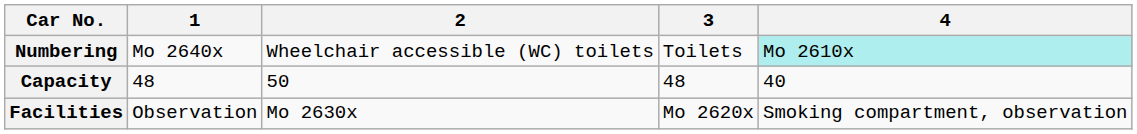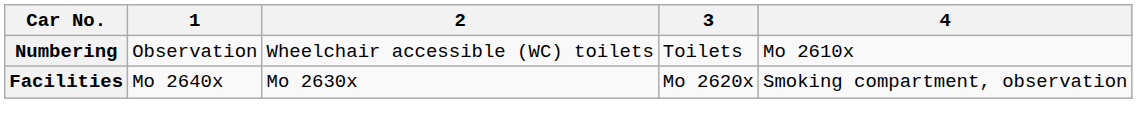(178, 51) Mo 2640x -> (195, 51) Observation
(809, 51) paleturquoise background -> (809, 51) no background
- row: (66, 82)
(195, 113) Observation -> (178, 82) Mo 2640x
